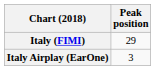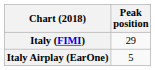(131, 57) 3 -> (131, 57) 5
